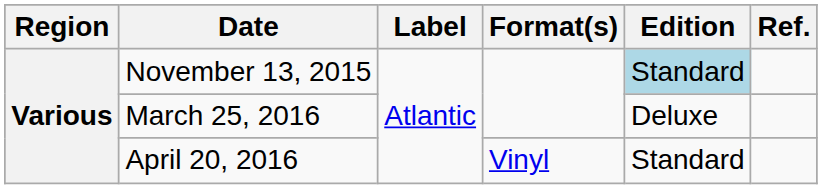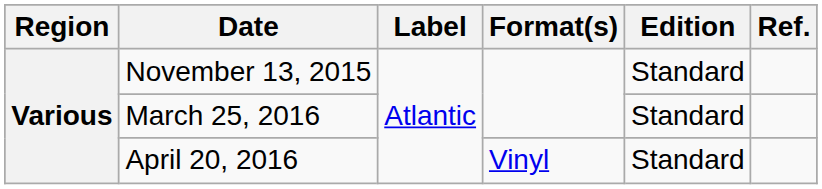(688, 71) lightblue background -> (688, 71) no background
(675, 115) Deluxe -> (688, 115) Standard
